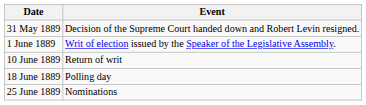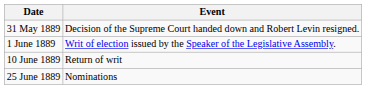- row: (34, 76)
